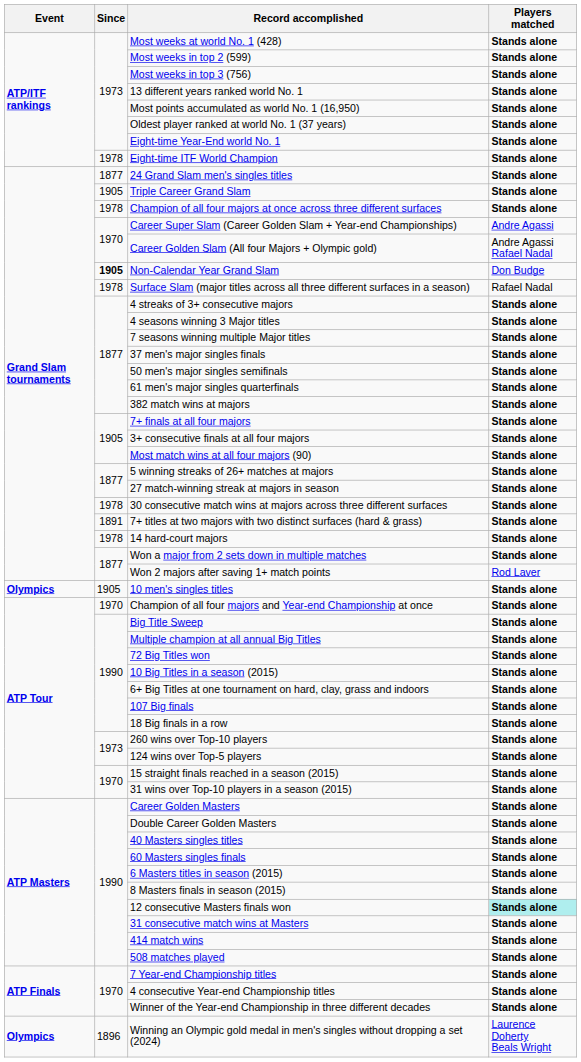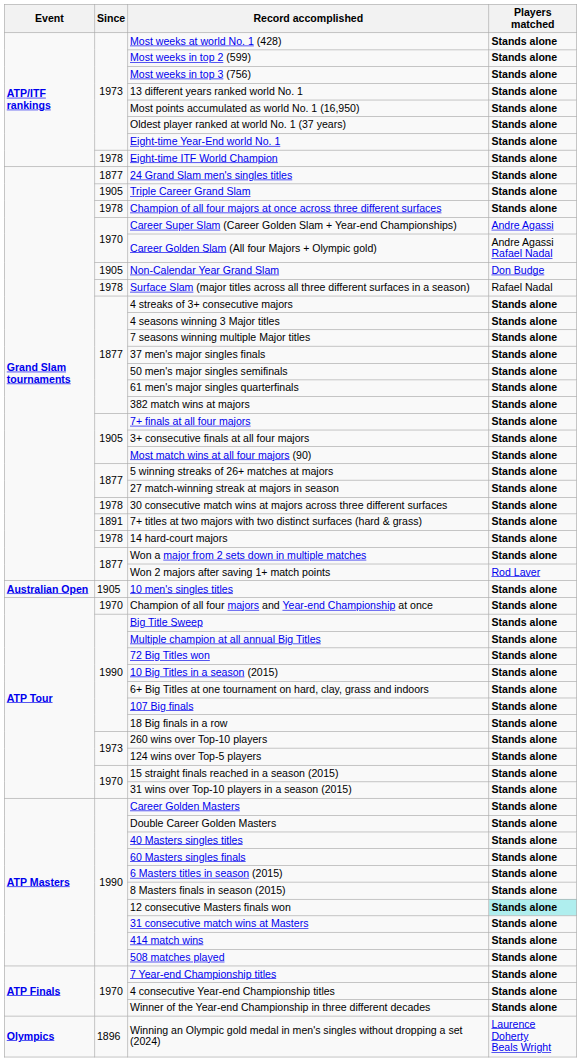(111, 271) bold -> (111, 271) normal
(31, 589) Olympics -> (48, 589) Australian Open
